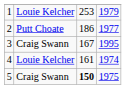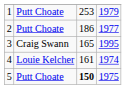(45, 12) Louie Kelcher -> (40, 12) Putt Choate
(86, 44) 167 -> (86, 44) 165
(43, 76) Craig Swann -> (40, 76) Putt Choate
